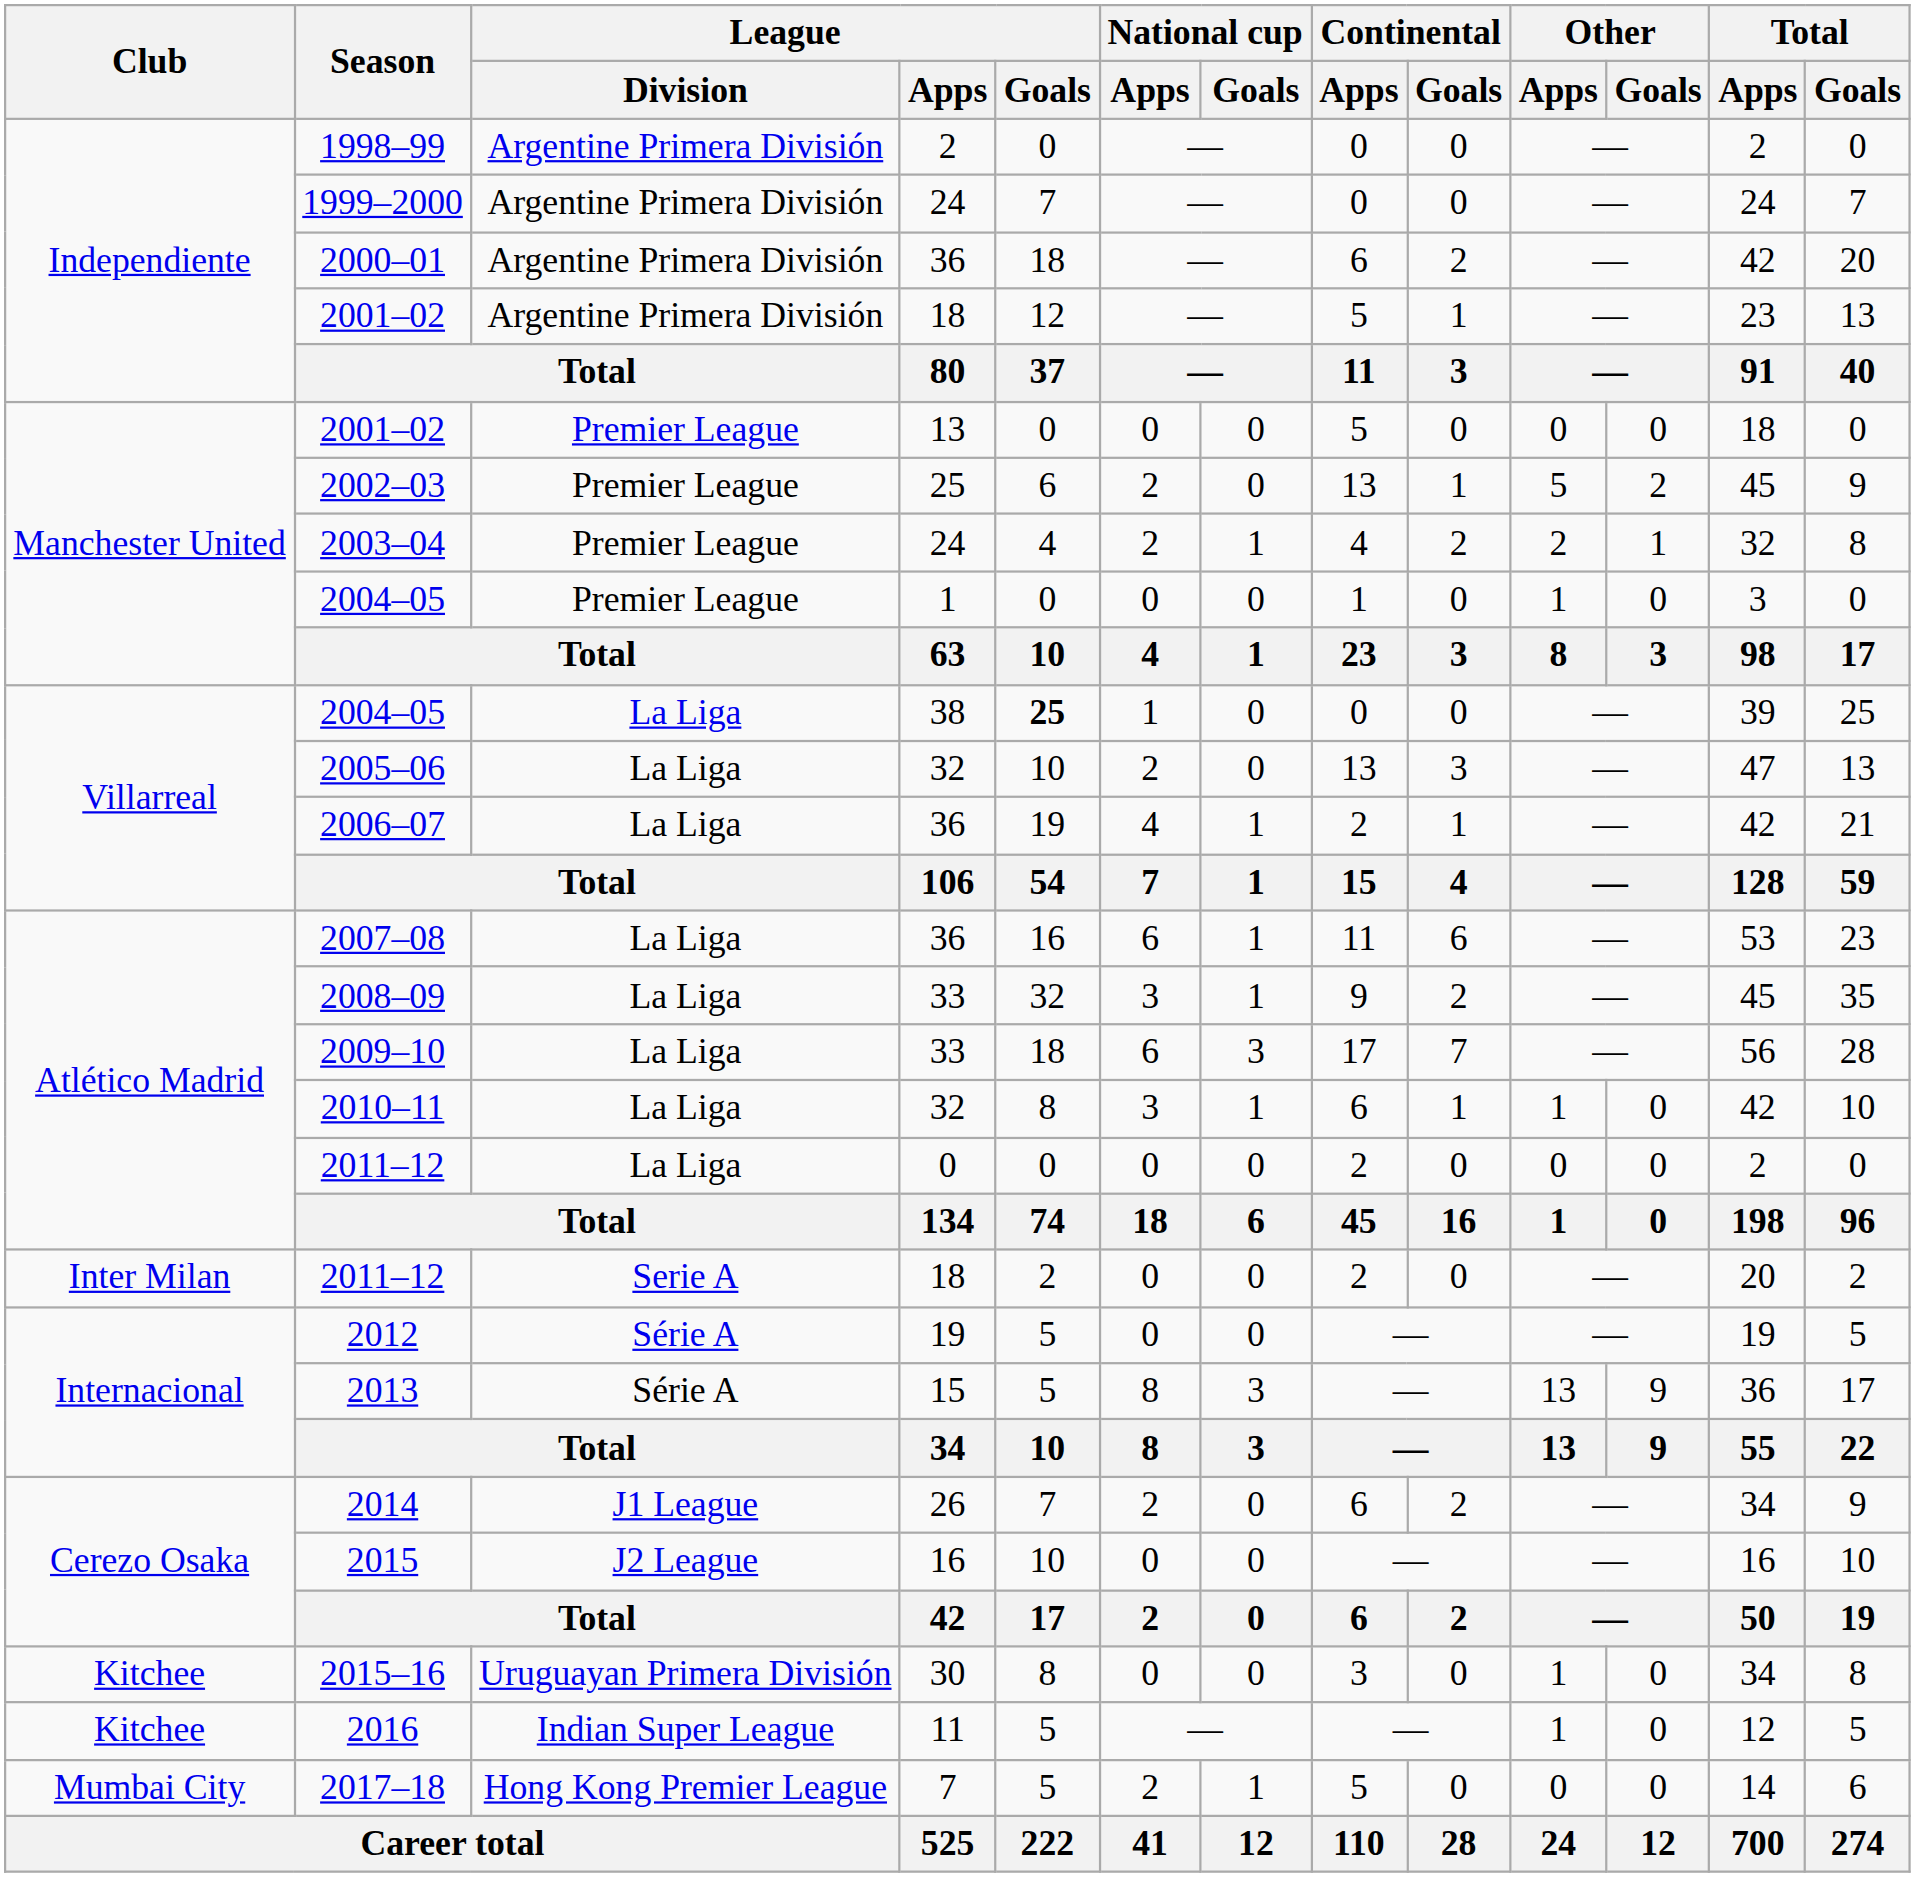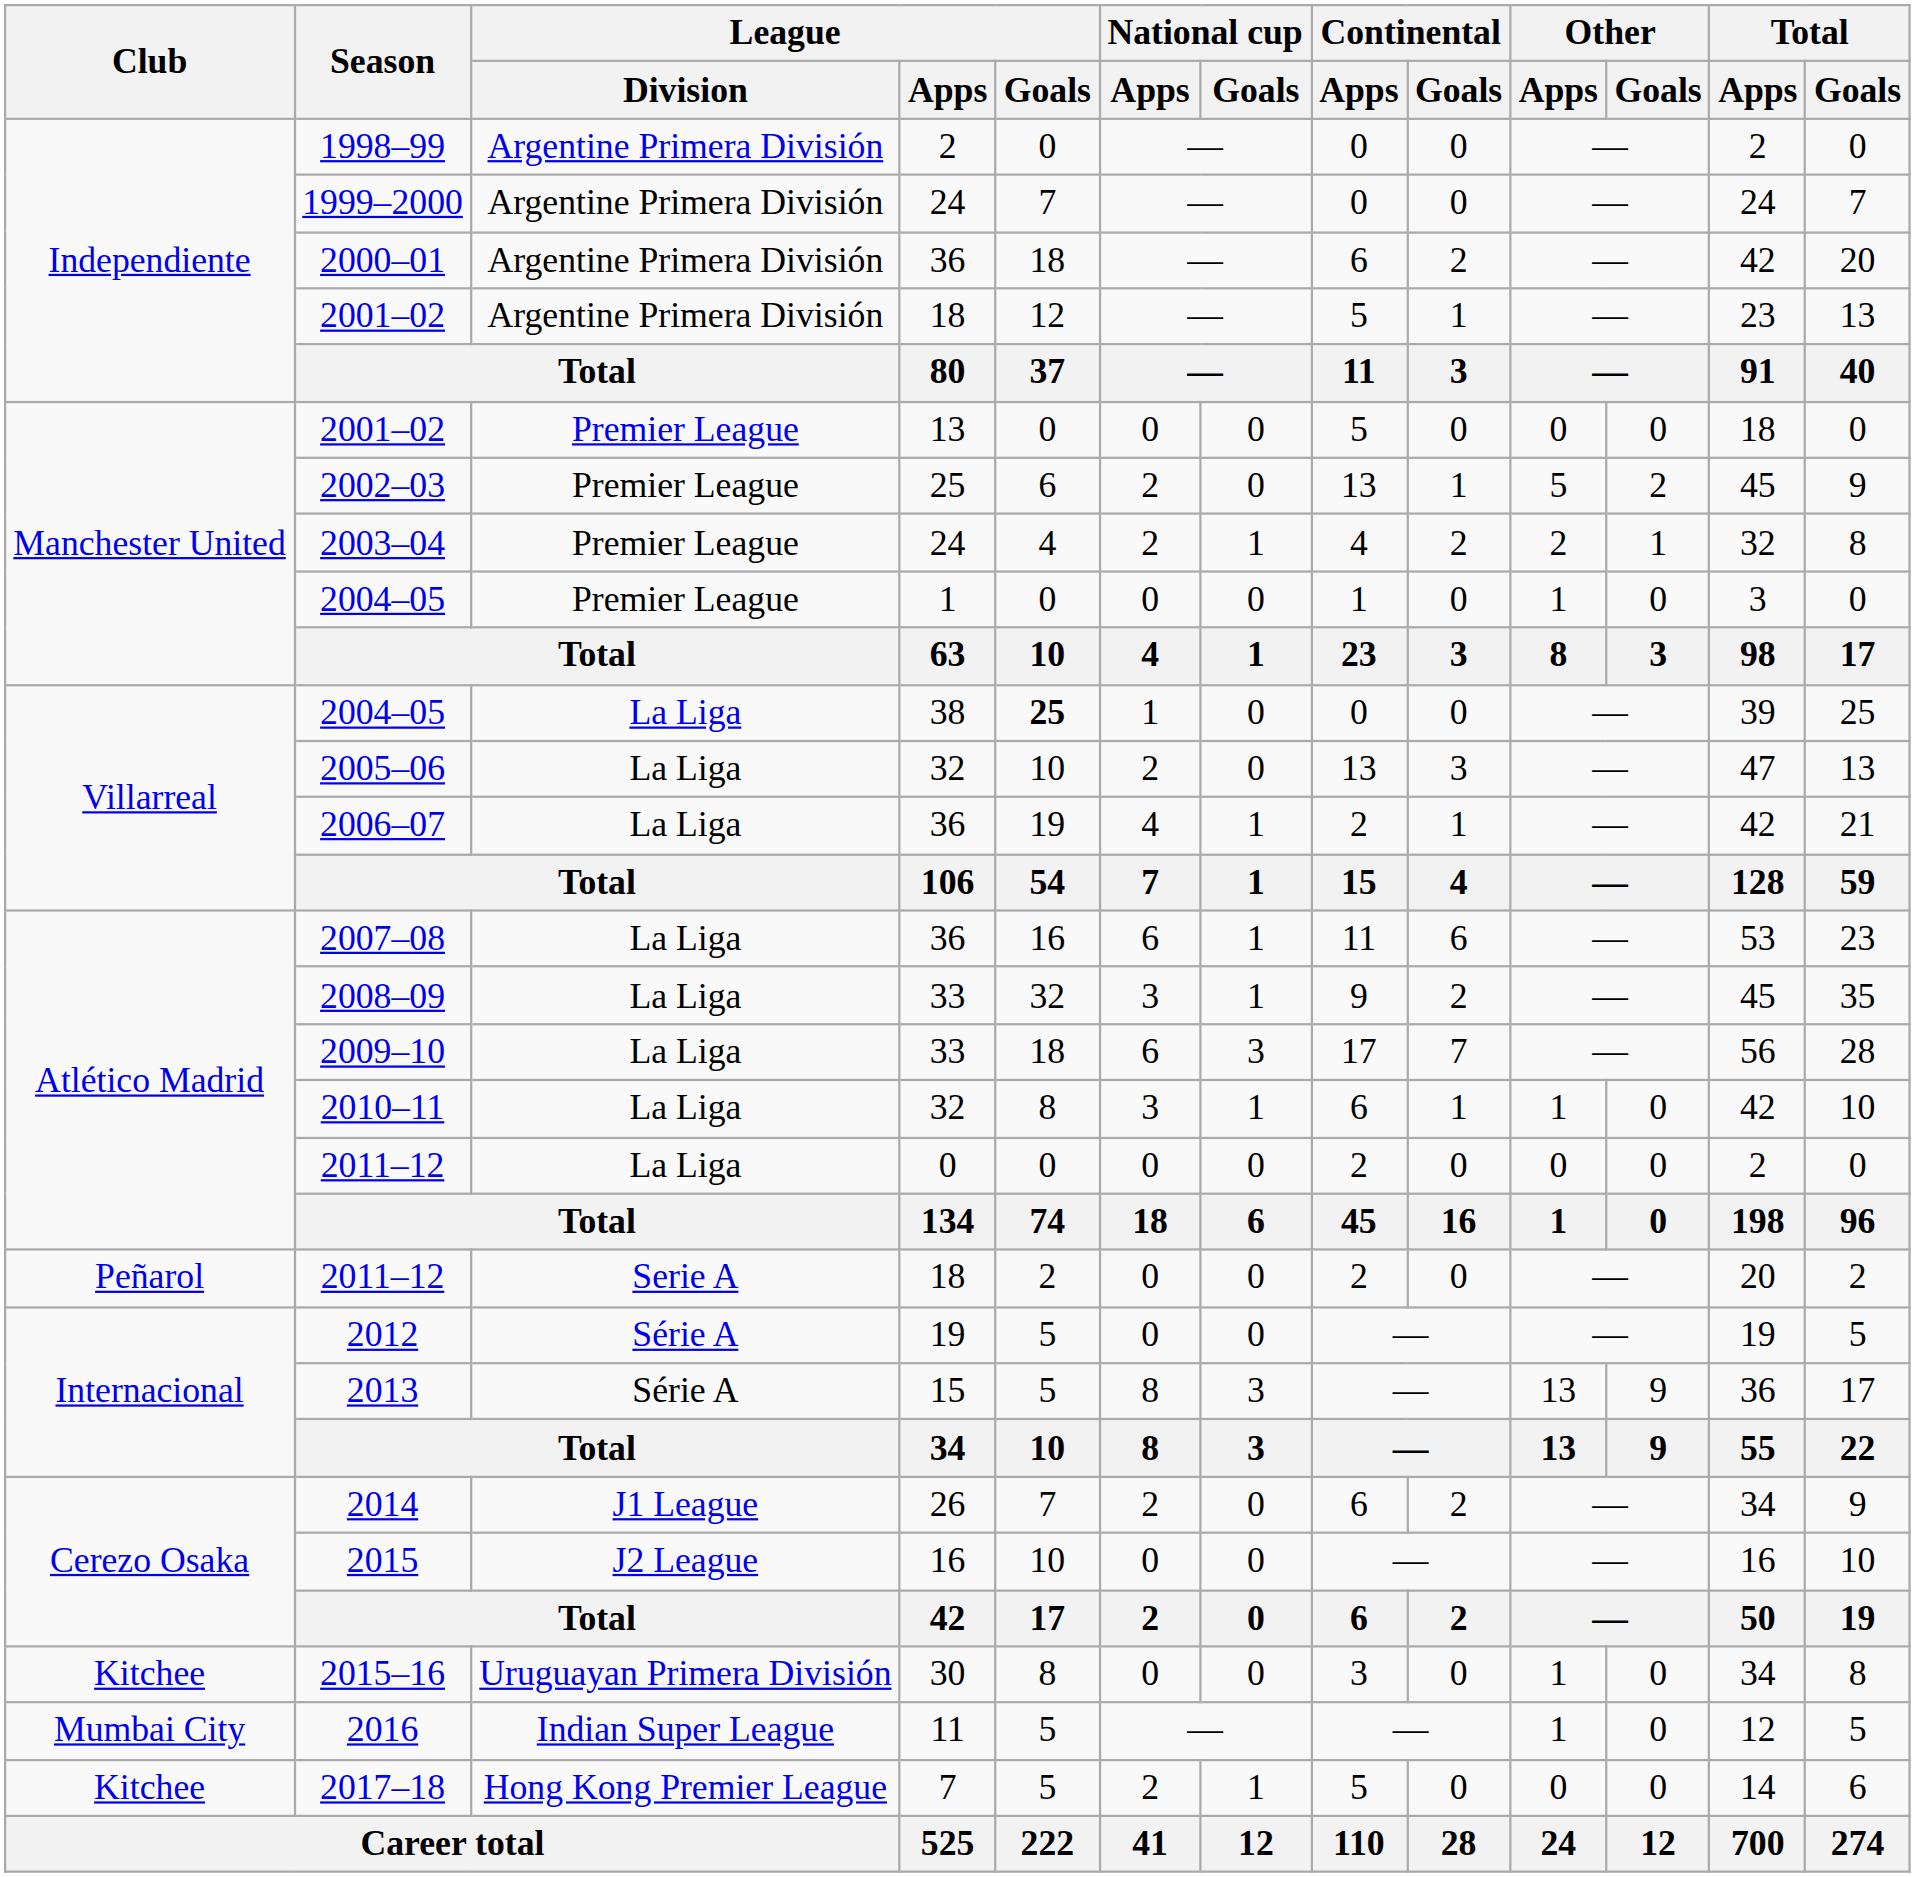(150, 1277) Inter Milan -> (150, 1277) Peñarol
(150, 1730) Kitchee -> (150, 1730) Mumbai City
(150, 1786) Mumbai City -> (150, 1786) Kitchee
